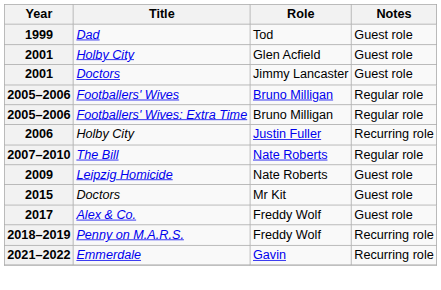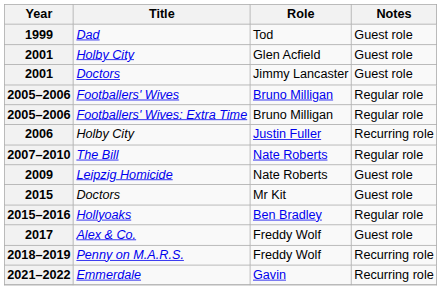+ row: (39, 214)
